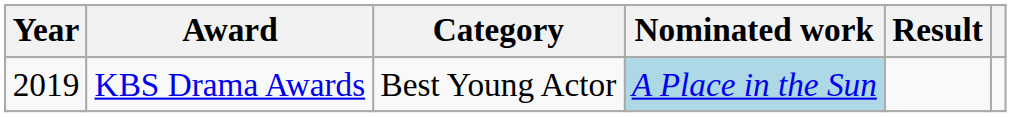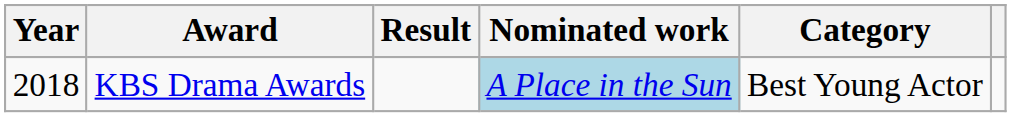columns swapped: (498, 30) <-> (938, 30)
(46, 83) 2019 -> (46, 83) 2018
